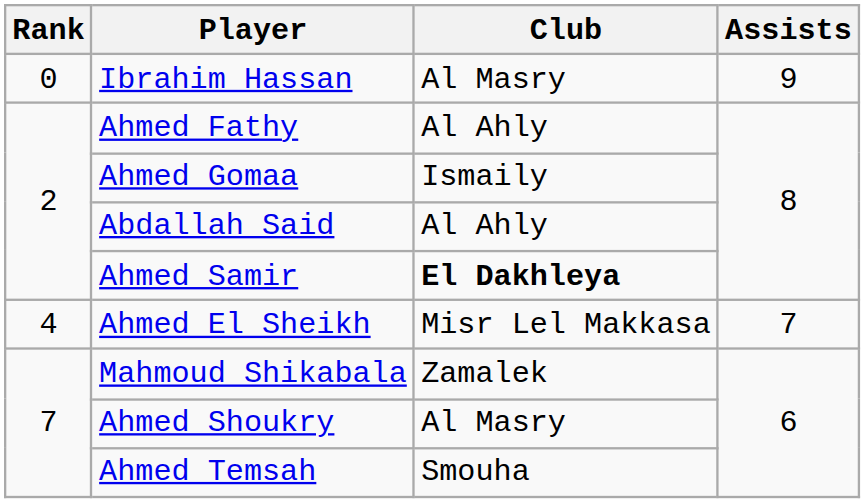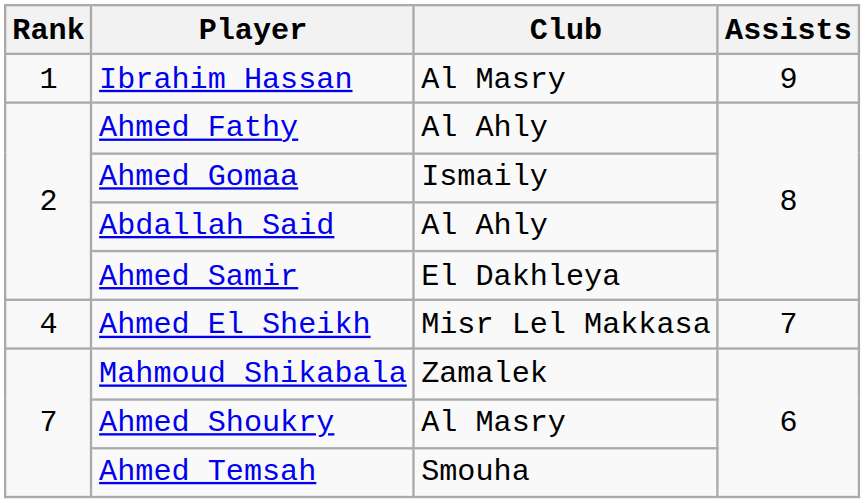(49, 79) 0 -> (49, 79) 1
(521, 276) bold -> (521, 276) normal
